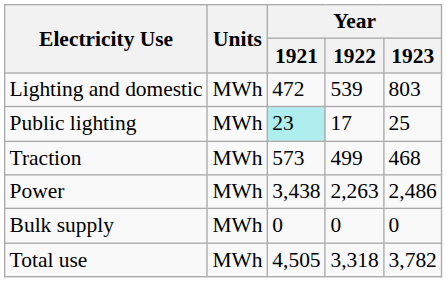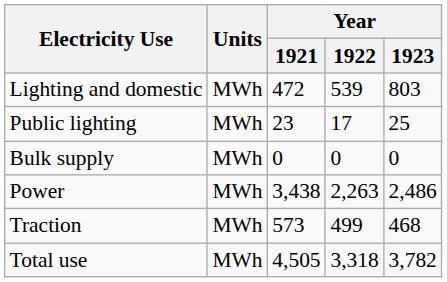(283, 123) paleturquoise background -> (283, 123) no background
rows swapped: (46, 157) <-> (62, 225)
